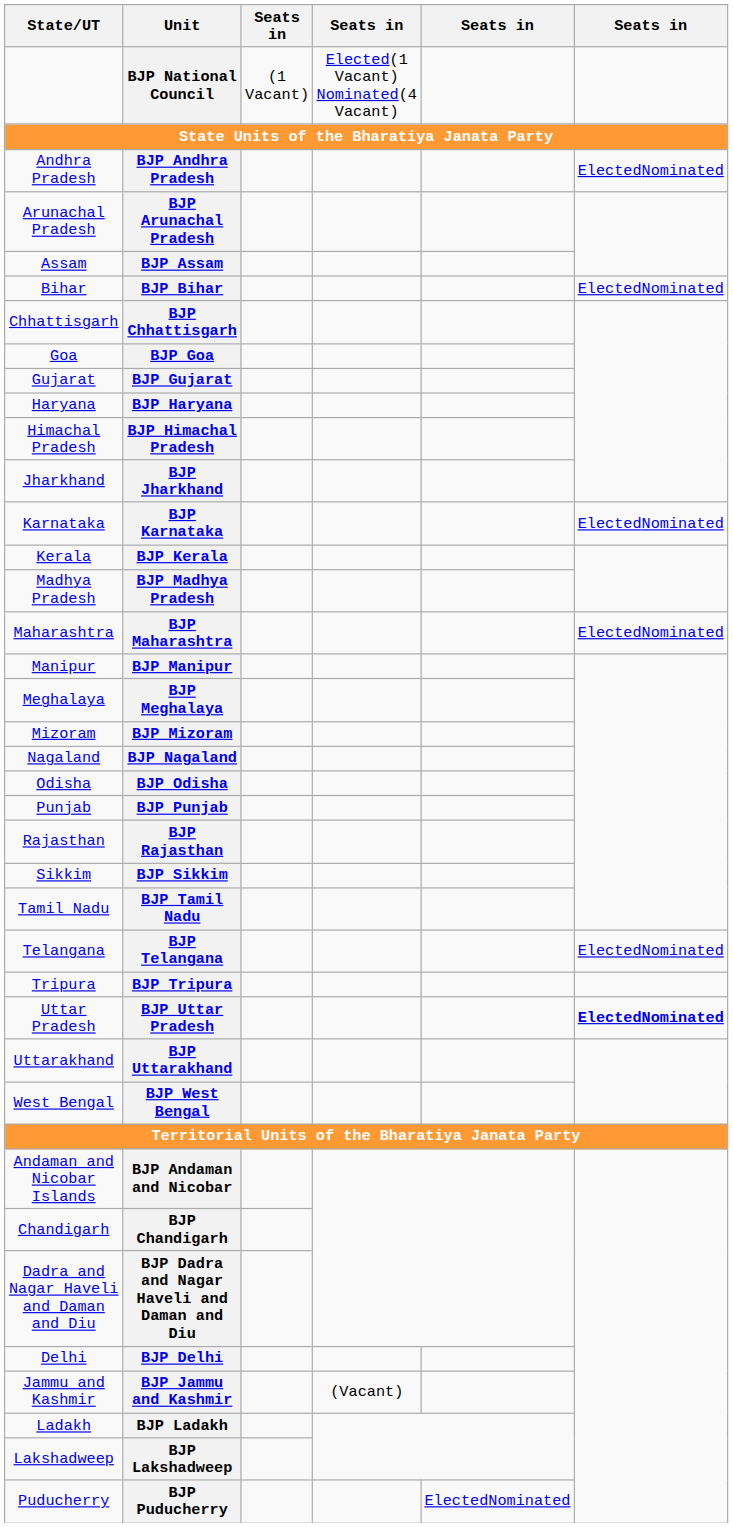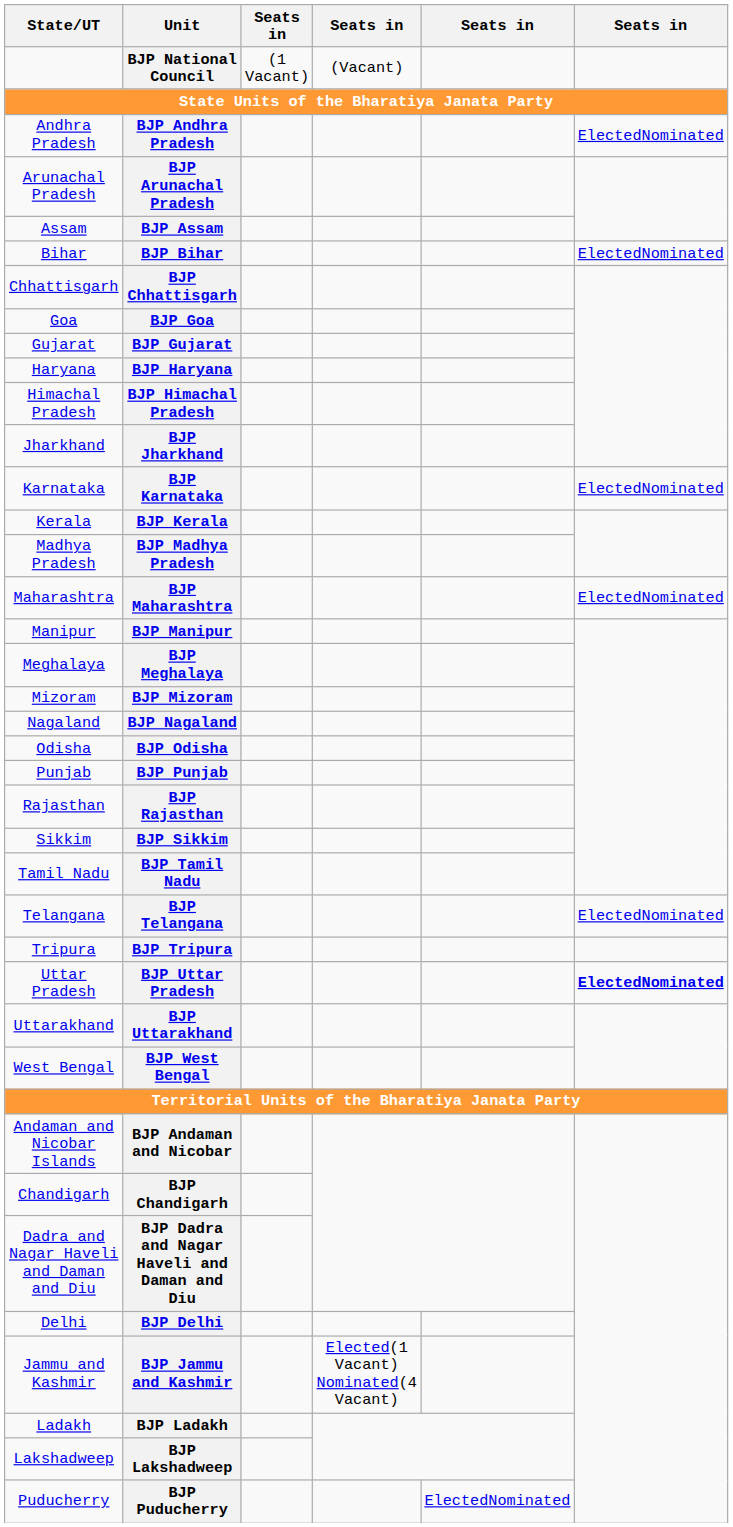(367, 86) Elected(1 Vacant) Nominated(4 Vacant) -> (367, 68) (Vacant)
(367, 1392) (Vacant) -> (367, 1374) Elected(1 Vacant) Nominated(4 Vacant)
